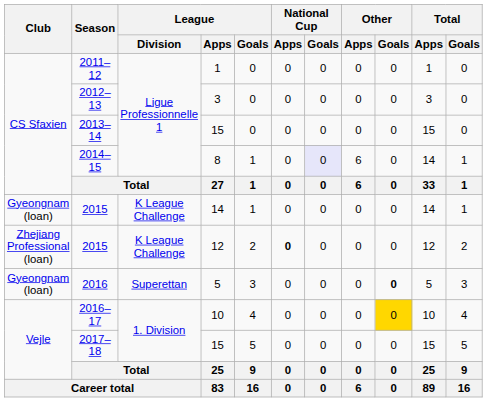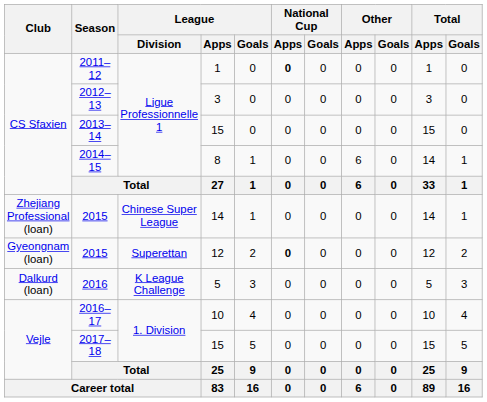(288, 68) normal -> (288, 68) bold
(323, 161) lavender background -> (323, 161) no background
(38, 209) Gyeongnam (loan) -> (38, 216) Zhejiang Professional (loan)
(159, 209) K League Challenge -> (159, 216) Chinese Super League
(38, 247) Zhejiang Professional (loan) -> (38, 253) Gyeongnam (loan)
(159, 247) K League Challenge -> (159, 253) Superettan
(38, 284) Gyeongnam (loan) -> (38, 284) Dalkurd (loan)
(159, 284) Superettan -> (159, 284) K League Challenge
(394, 284) bold -> (394, 284) normal
(394, 315) gold background -> (394, 315) no background
